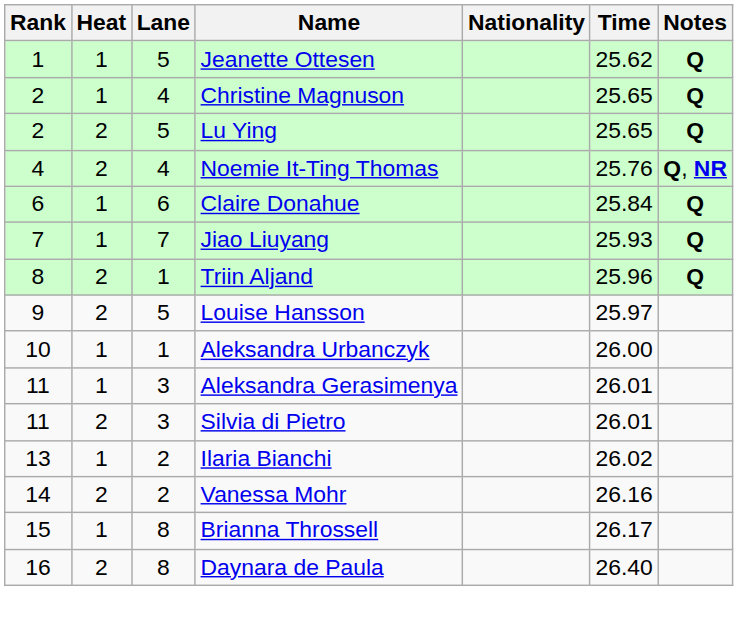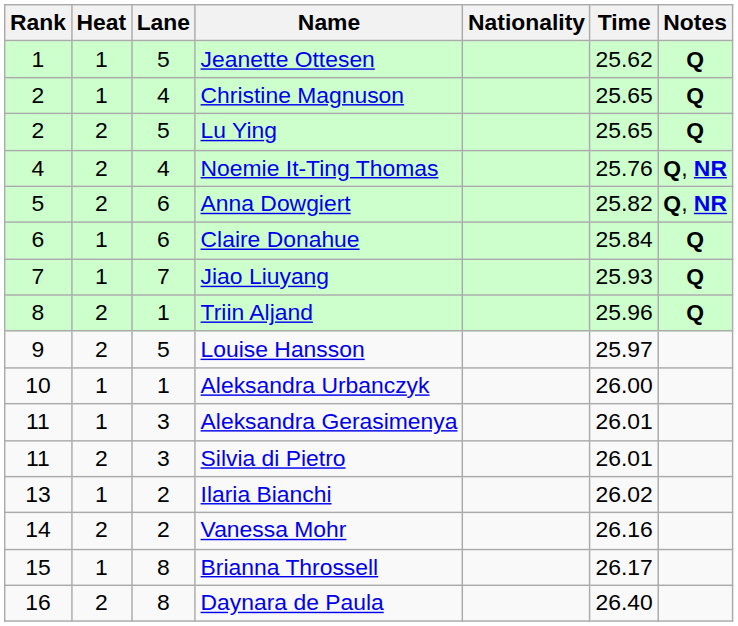+ row: (276, 204)
